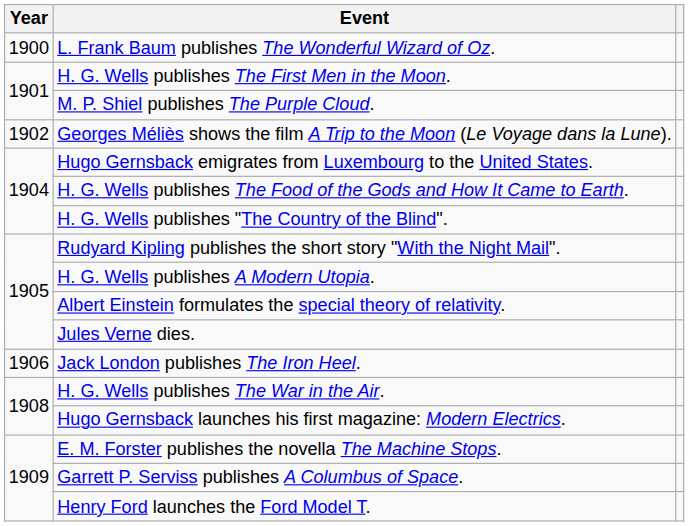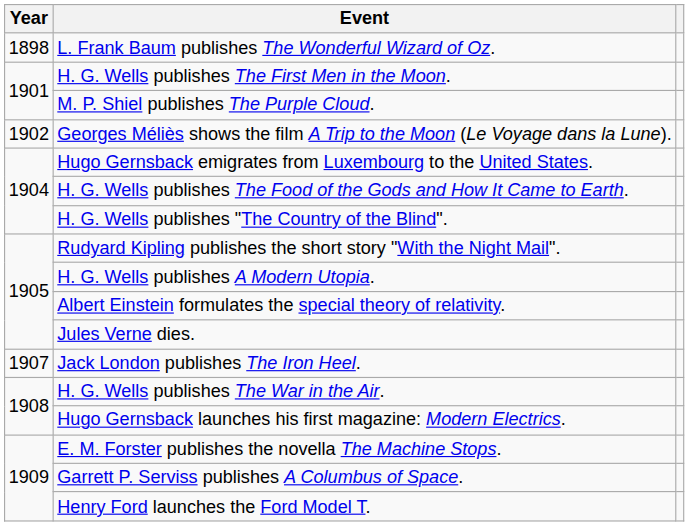(29, 47) 1900 -> (29, 47) 1898
(29, 362) 1906 -> (29, 362) 1907
